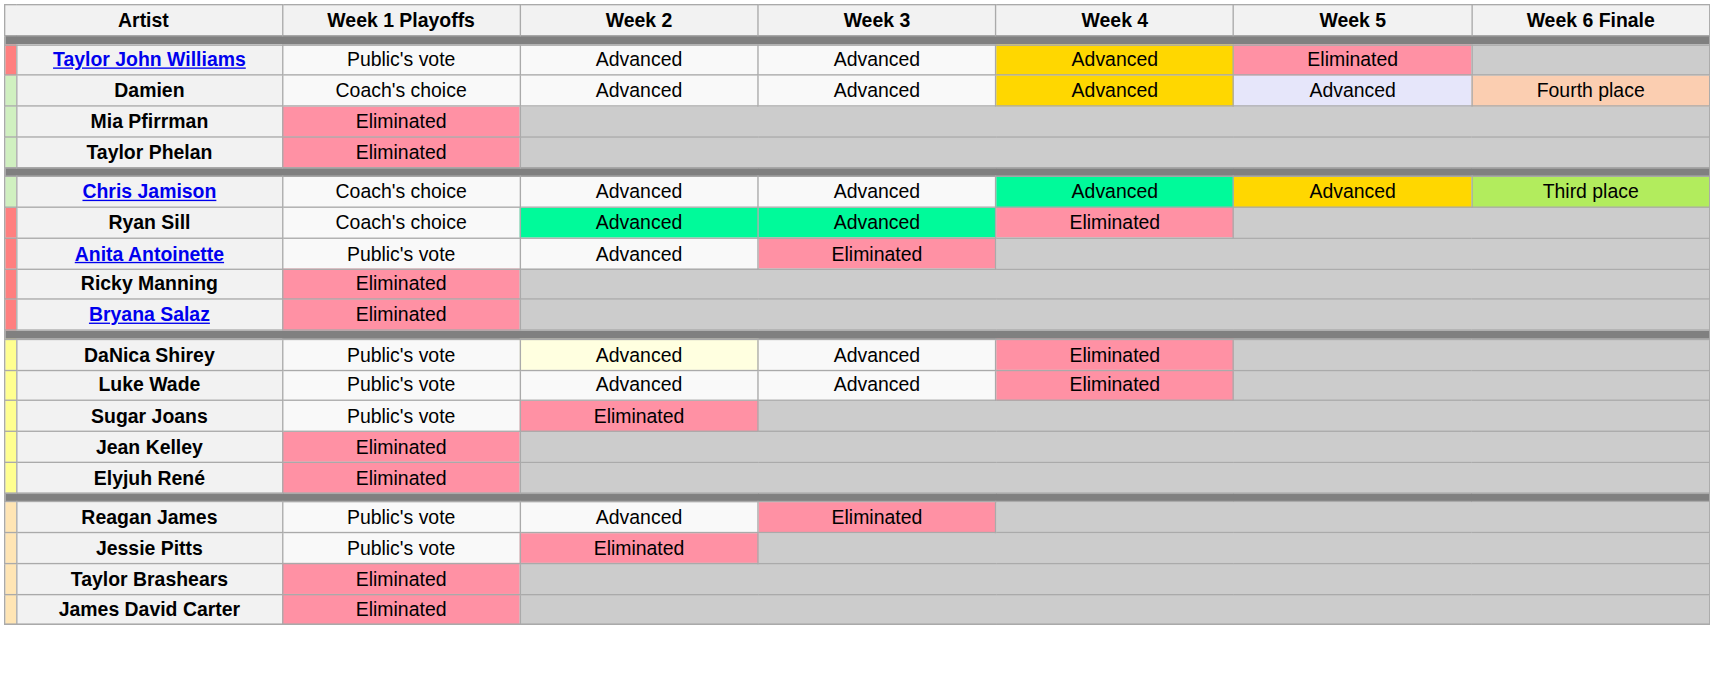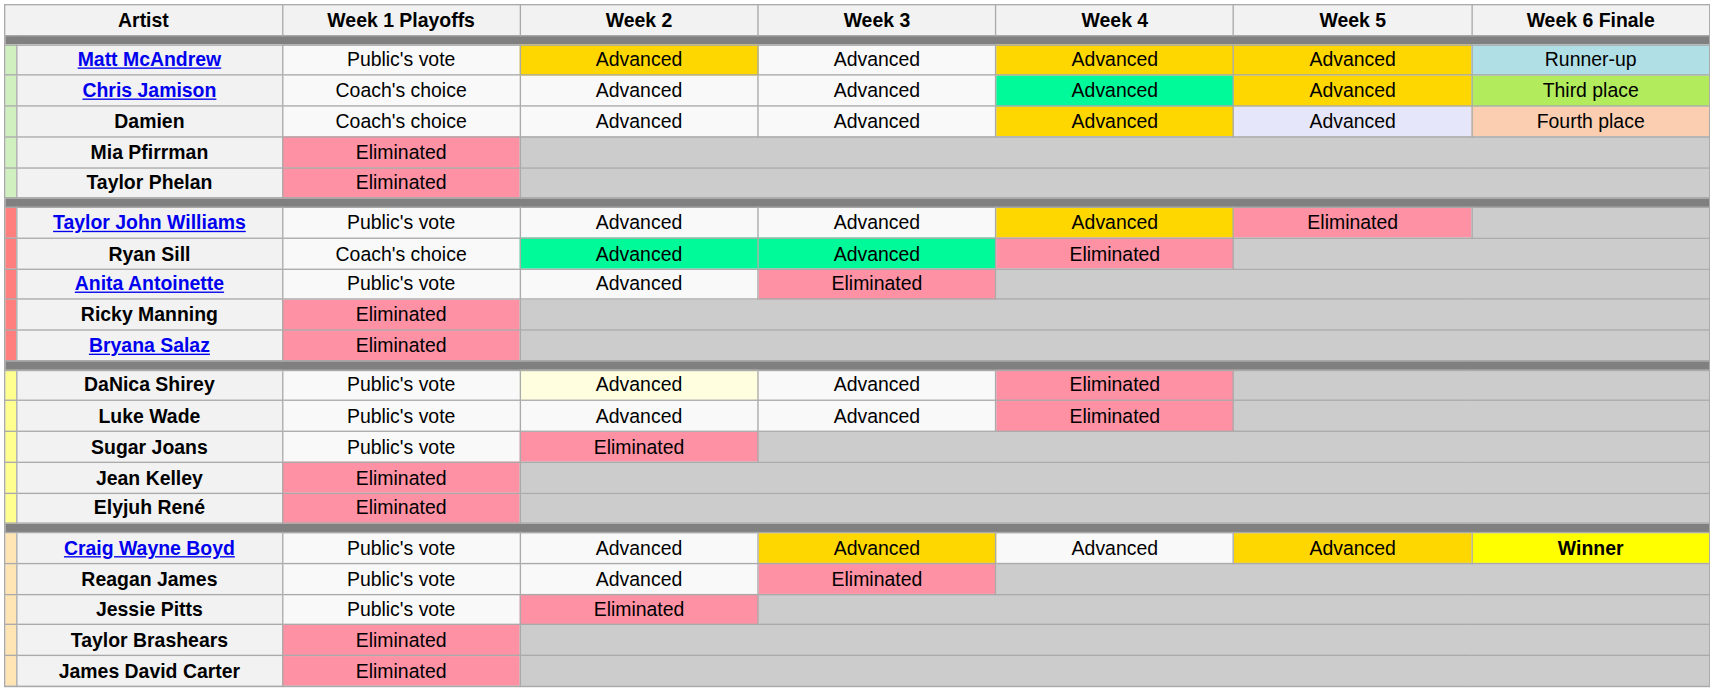+ row: (149, 60)
rows swapped: (149, 192) <-> (149, 60)
+ row: (149, 548)
